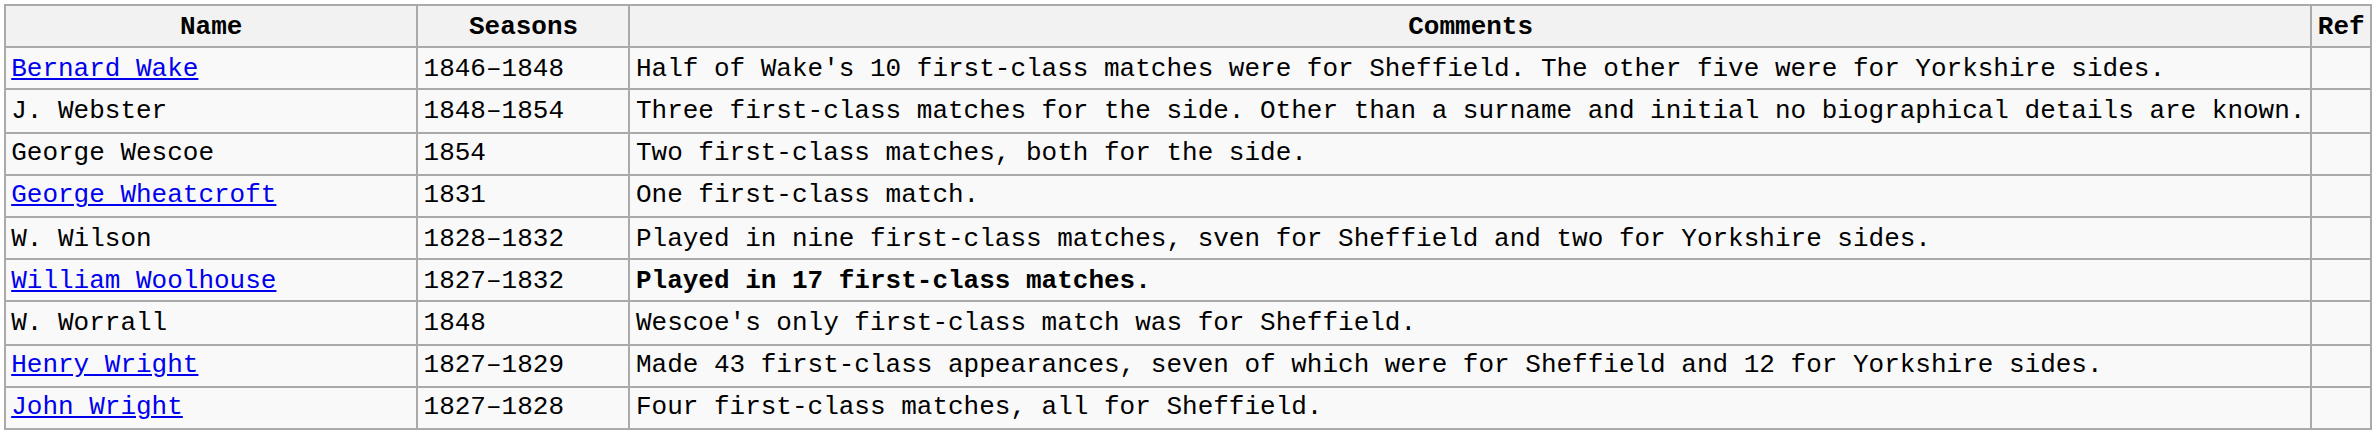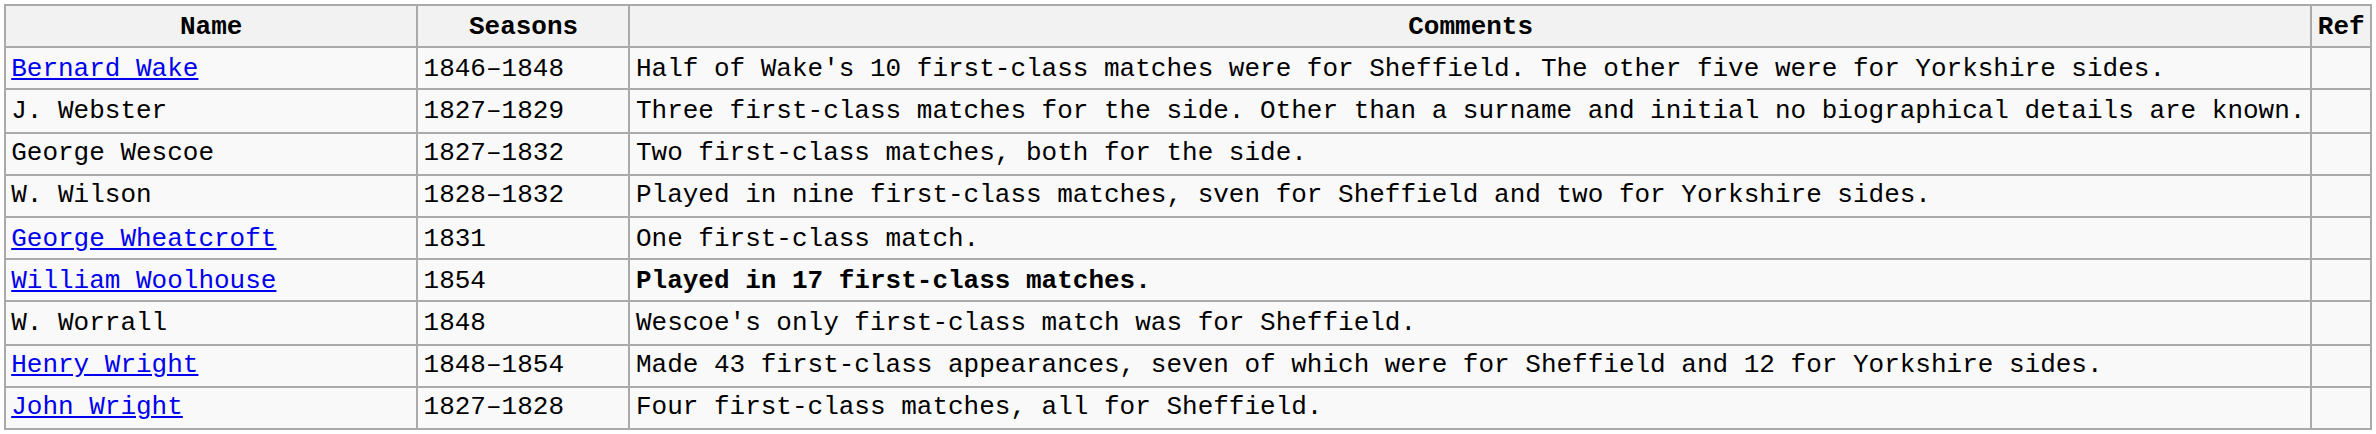(494, 111) 1848–1854 -> (494, 111) 1827–1829
(455, 153) 1854 -> (494, 153) 1827–1832
rows swapped: (144, 196) <-> (81, 238)
(494, 280) 1827–1832 -> (455, 280) 1854
(494, 365) 1827–1829 -> (494, 365) 1848–1854
